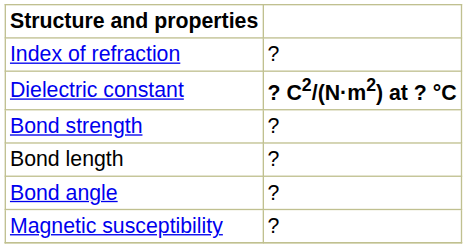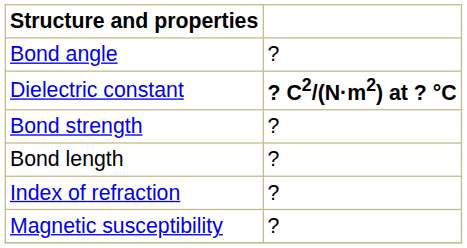rows swapped: (95, 54) <-> (64, 193)
